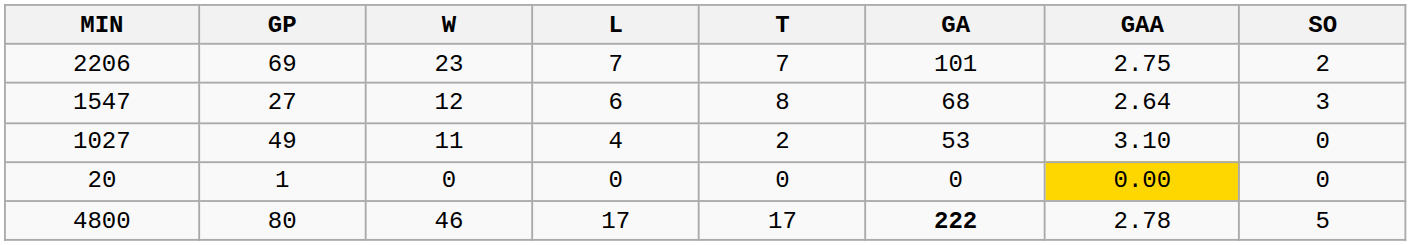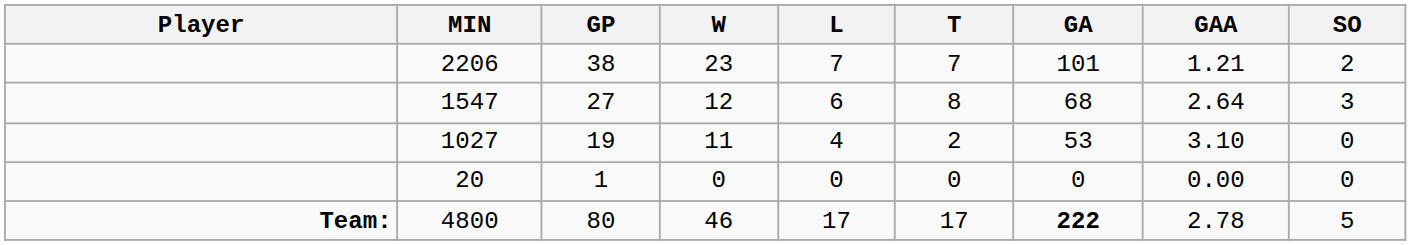+ column: (201, 25)
(282, 64) 69 -> (601, 64) 38
(1142, 64) 2.75 -> (1216, 64) 1.21
(282, 142) 49 -> (601, 142) 19
(1142, 181) gold background -> (1216, 181) no background
